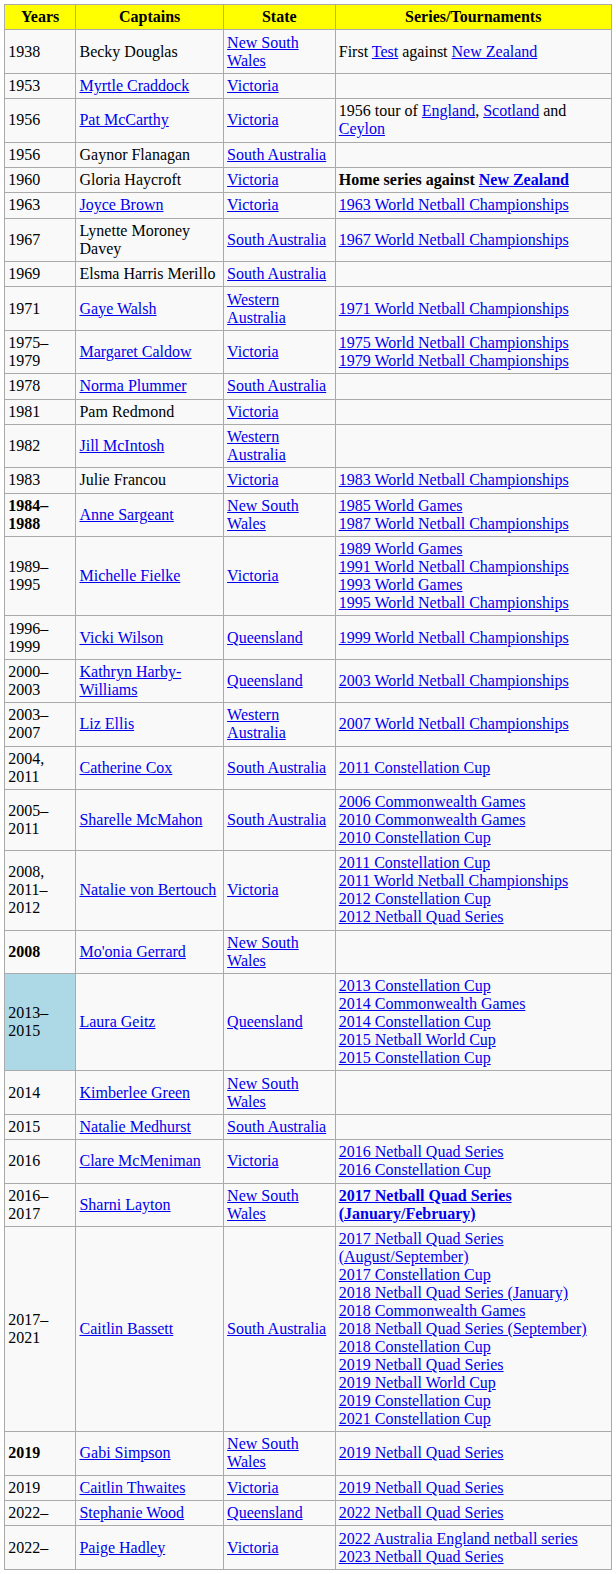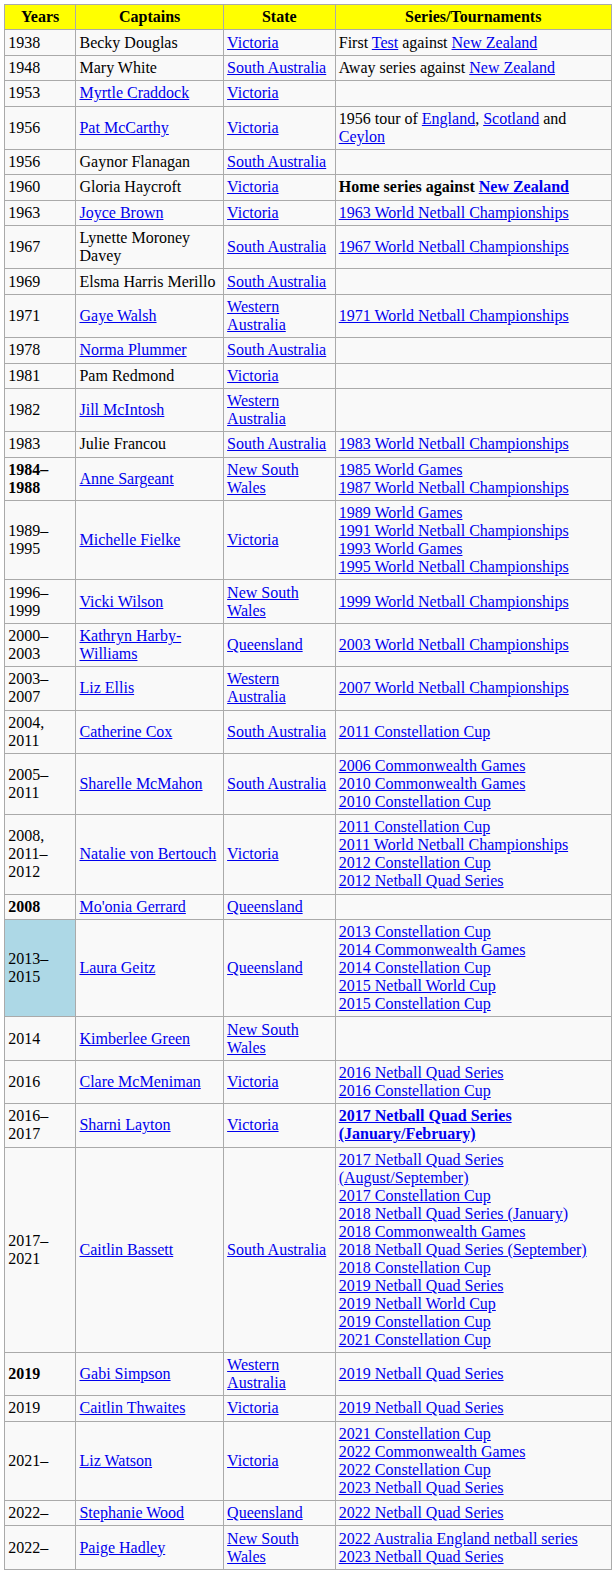(263, 51) New South Wales -> (253, 42) Victoria
+ row: (118, 67)
- row: (136, 351)
(253, 480) Victoria -> (277, 444) South Australia
(265, 637) Queensland -> (263, 601) New South Wales
(263, 951) New South Wales -> (265, 906) Queensland
- row: (135, 1126)
(263, 1204) New South Wales -> (253, 1125) Victoria
(263, 1453) New South Wales -> (256, 1374) Western Australia
+ row: (116, 1460)
(253, 1547) Victoria -> (263, 1547) New South Wales
